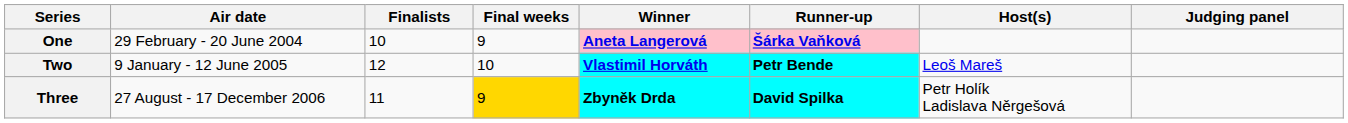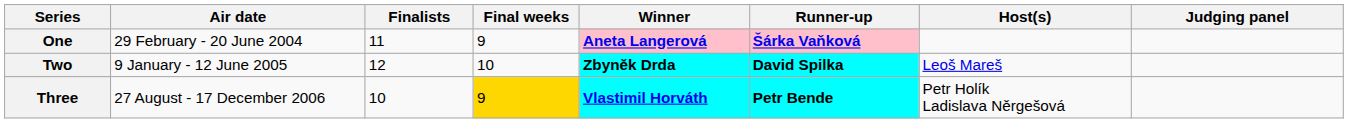(377, 41) 10 -> (377, 41) 11
(645, 65) Vlastimil Horváth -> (629, 65) Zbyněk Drda
(793, 65) Petr Bende -> (798, 65) David Spilka
(377, 98) 11 -> (377, 98) 10
(629, 98) Zbyněk Drda -> (645, 98) Vlastimil Horváth
(798, 98) David Spilka -> (793, 98) Petr Bende
